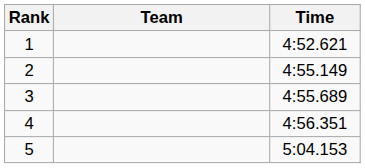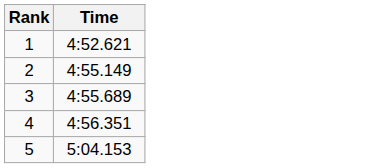- column: (162, 17)
